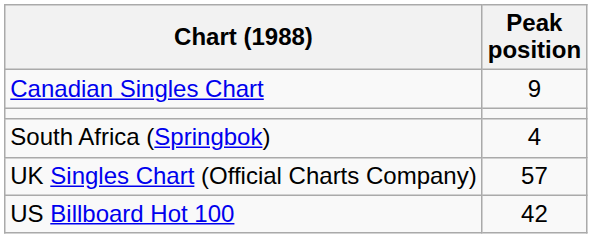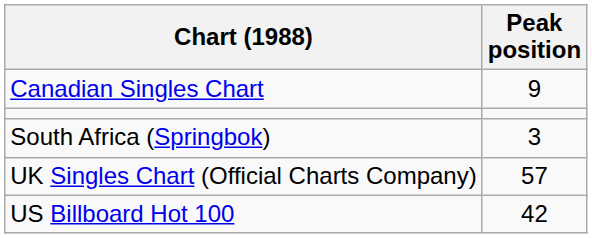(534, 137) 4 -> (534, 137) 3
